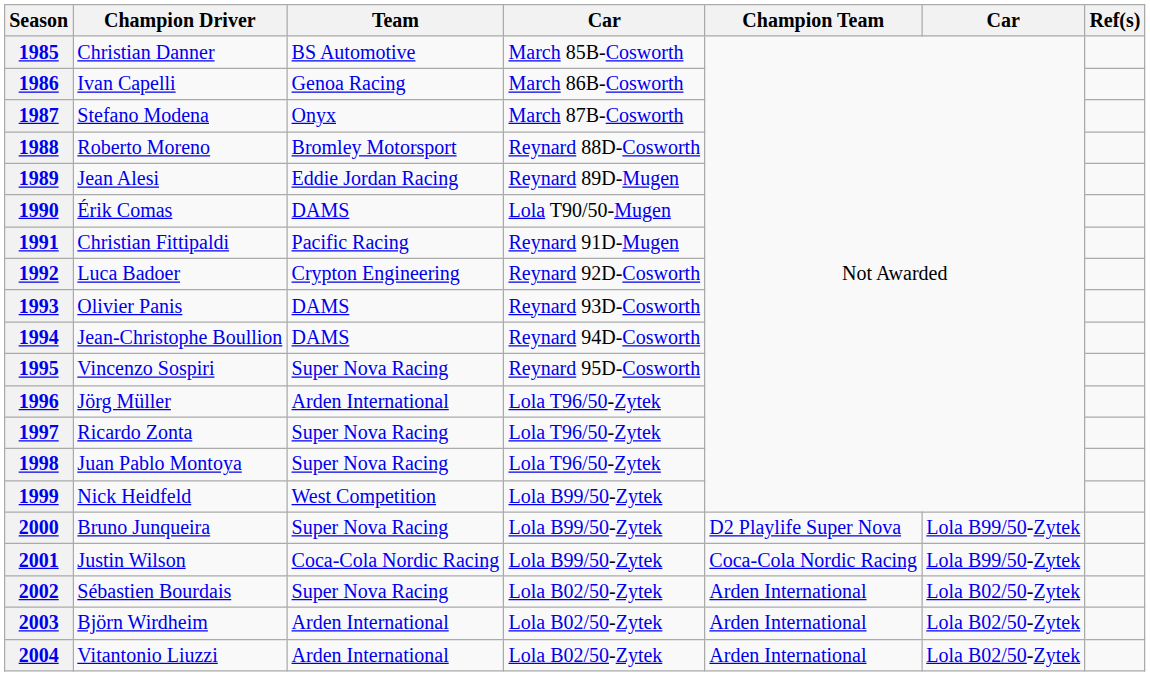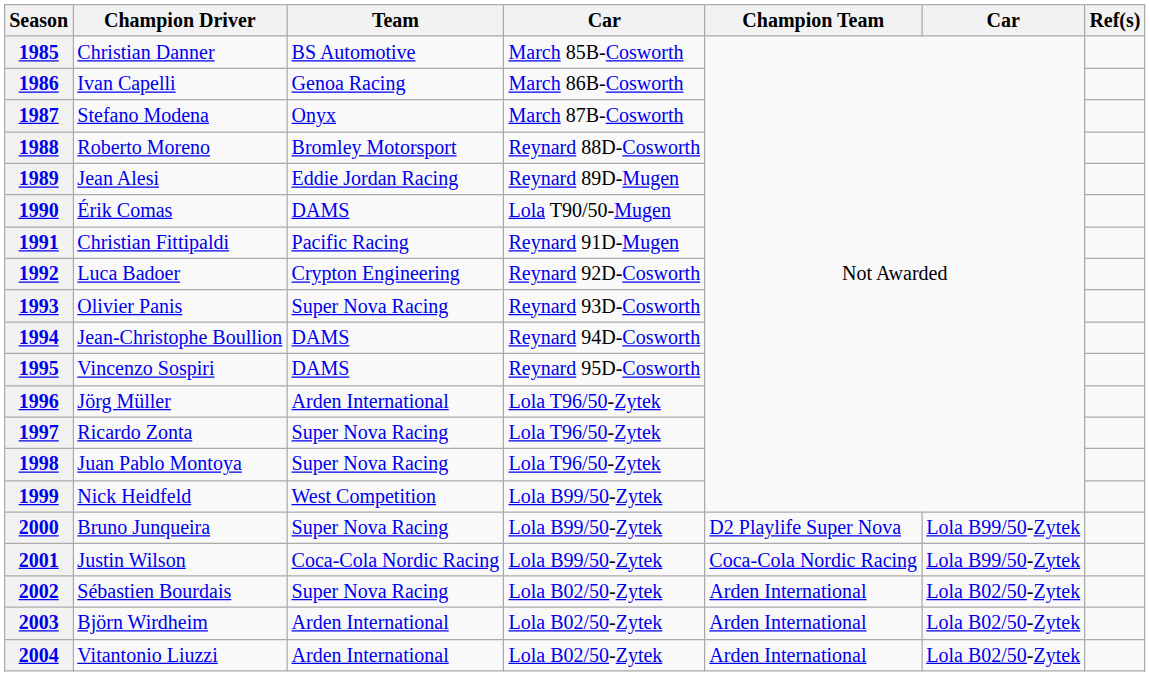(320, 305) DAMS -> (370, 305) Super Nova Racing
(370, 369) Super Nova Racing -> (320, 369) DAMS
